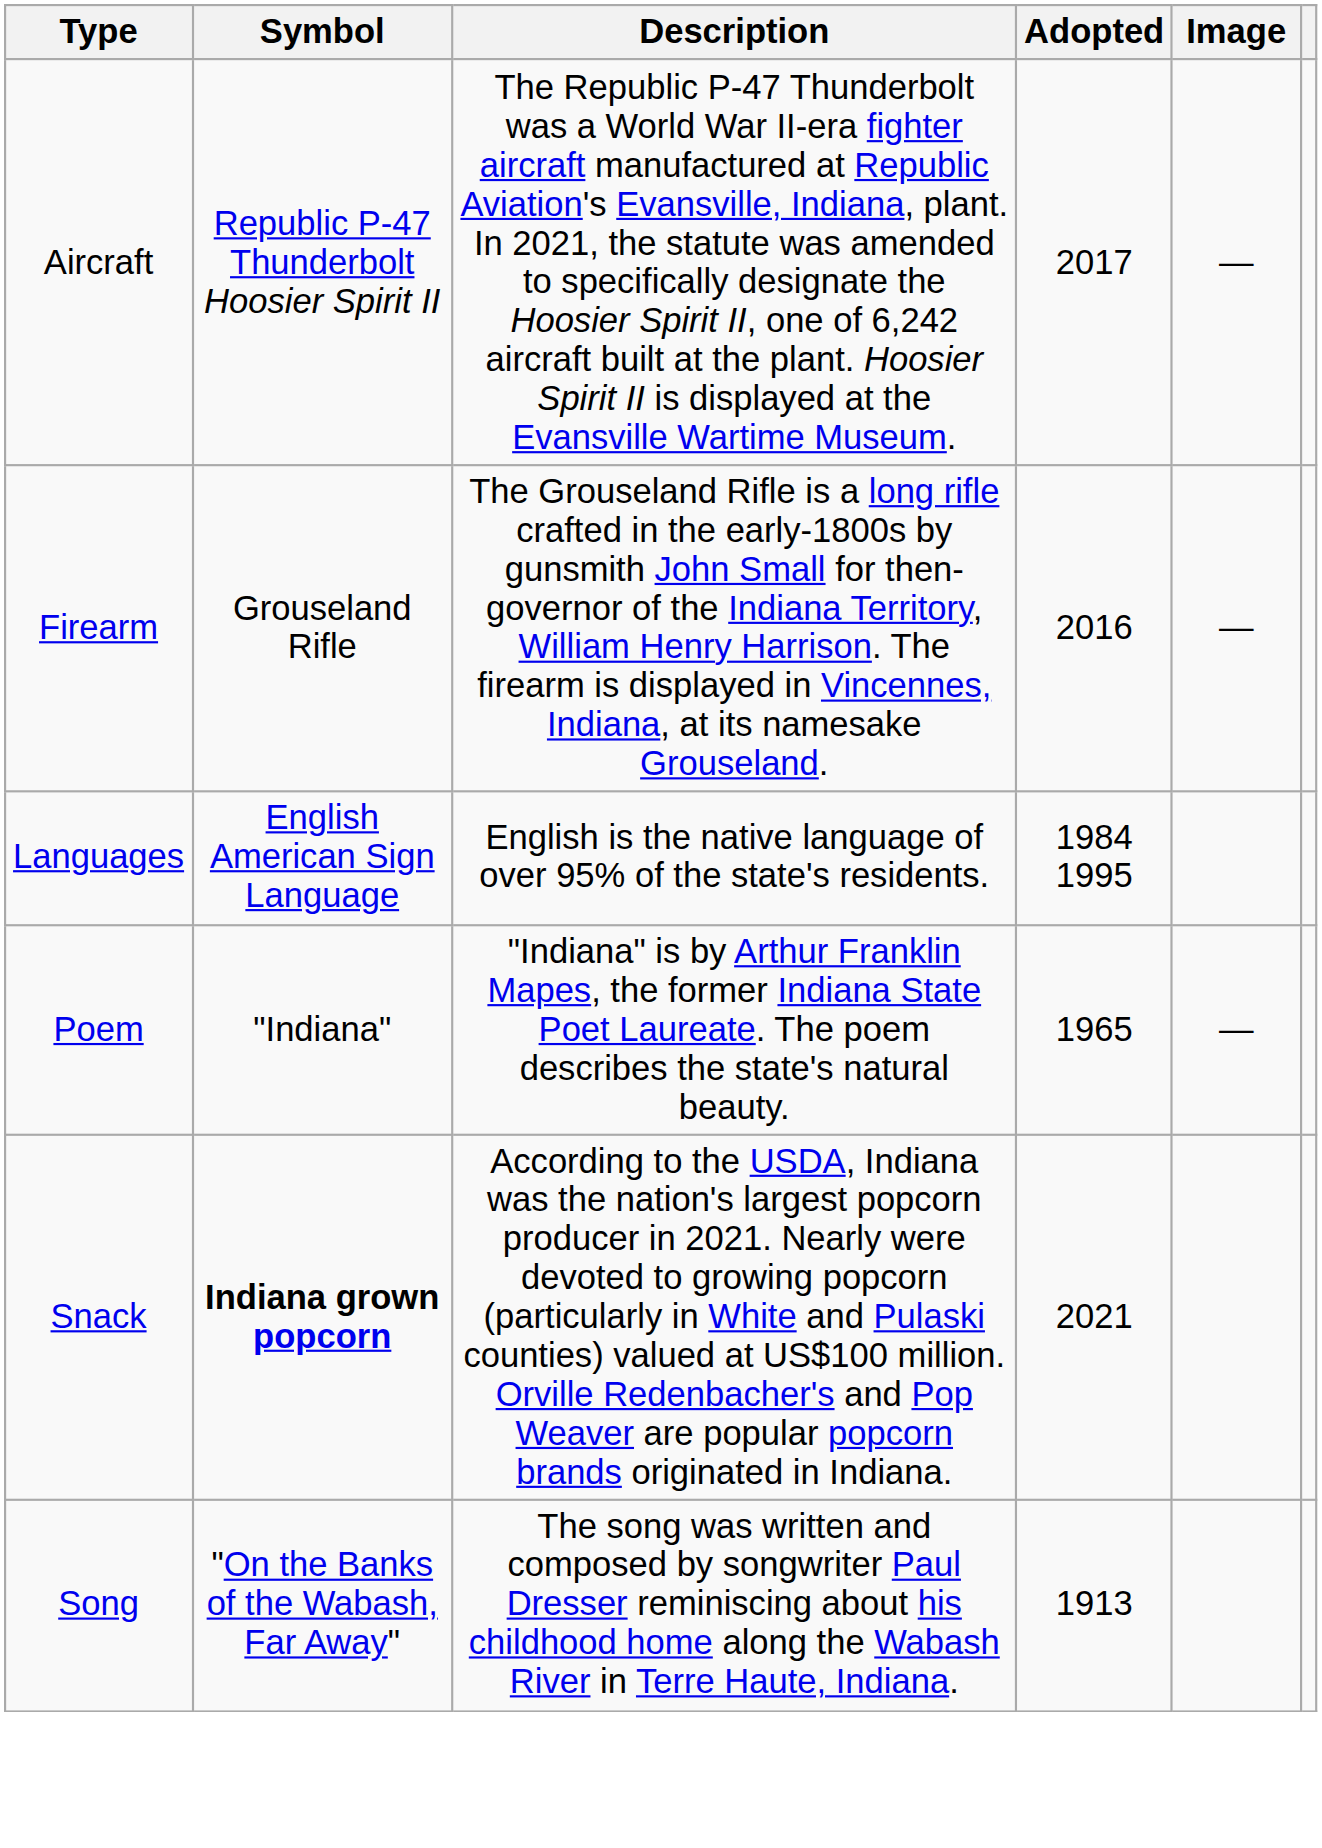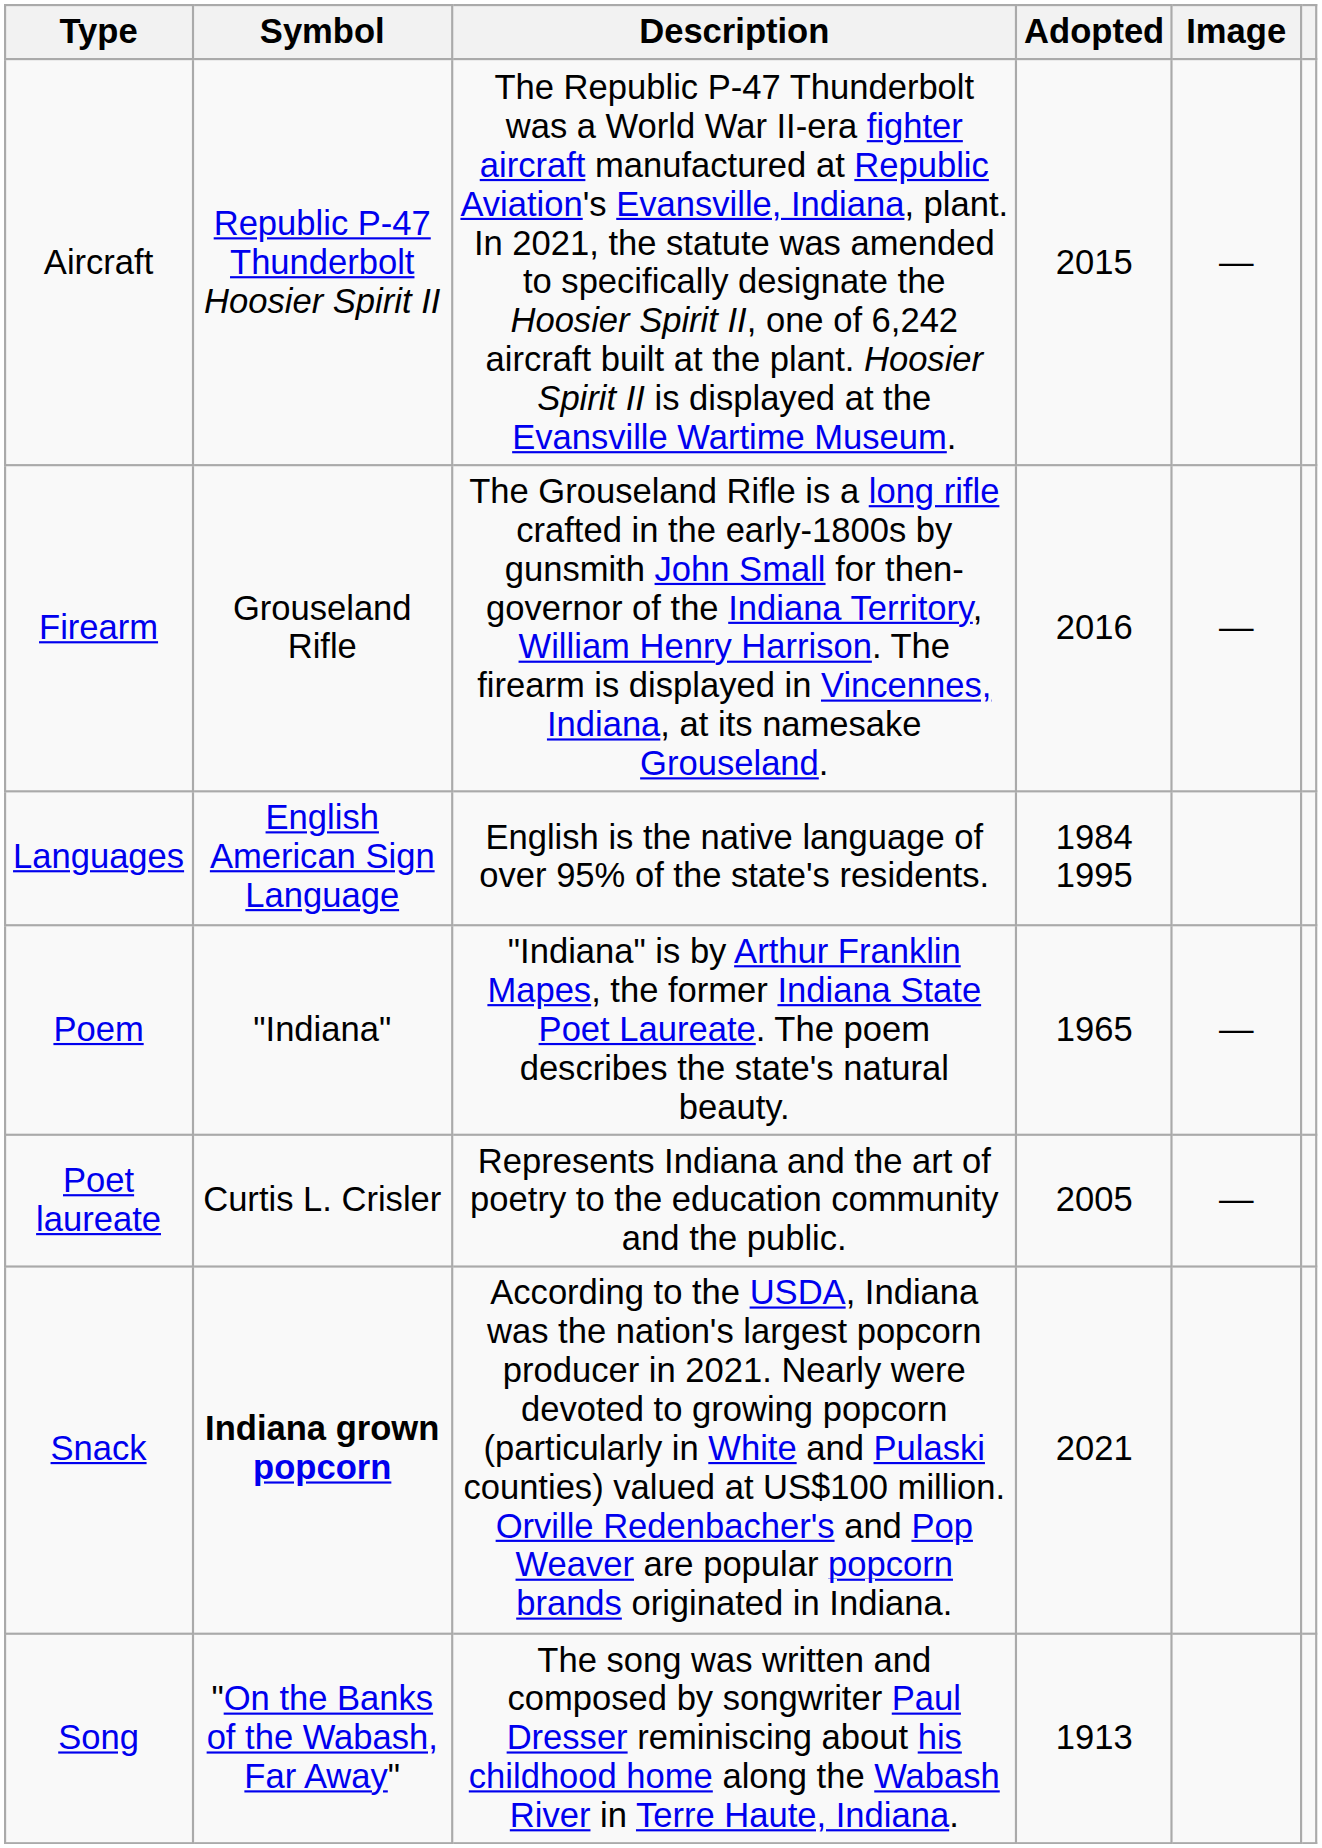(1094, 261) 2017 -> (1094, 261) 2015
+ row: (99, 1200)
